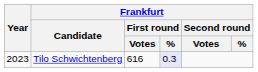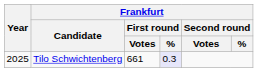(18, 59) 2023 -> (18, 59) 2025
(135, 59) 616 -> (135, 59) 661
